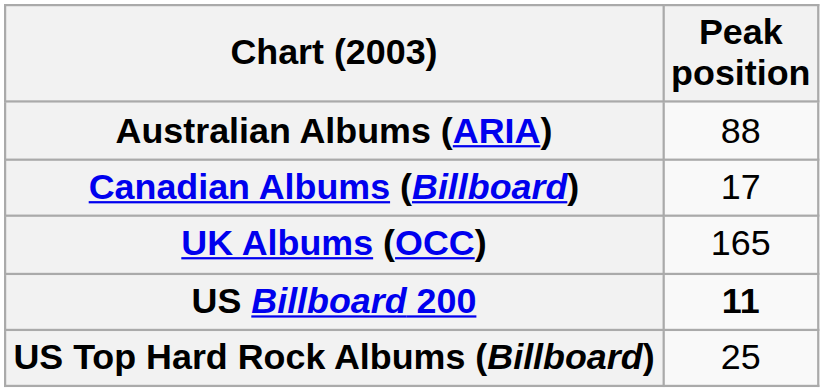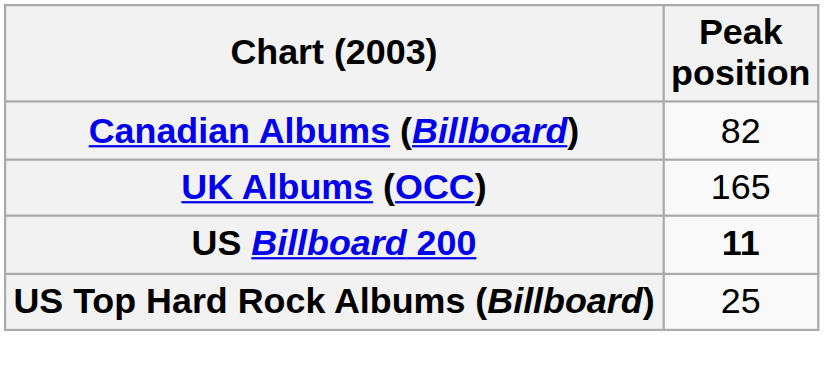- row: (334, 130)
(741, 186) 17 -> (741, 130) 82
